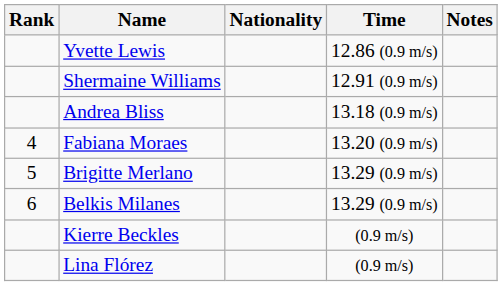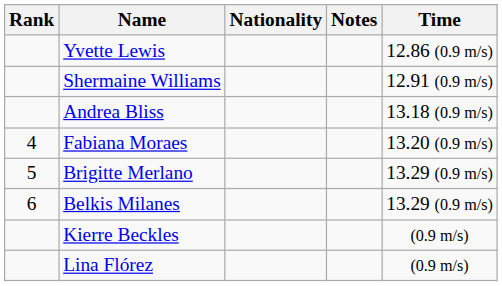columns swapped: (384, 19) <-> (470, 19)
